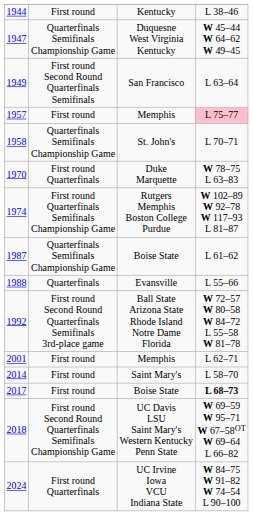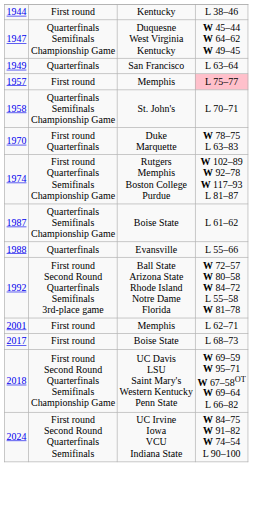(73, 82) First round Second Round Quarterfinals Semifinals -> (73, 66) Quarterfinals
- row: (17, 375)
(222, 390) bold -> (222, 341) normal
(73, 486) First round Quarterfinals -> (73, 437) First round Second Round Quarterfinals Semifinals
